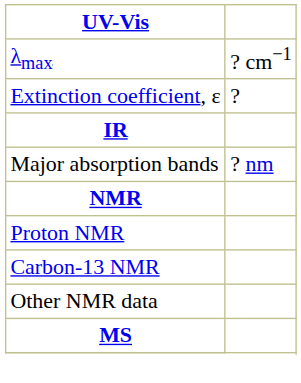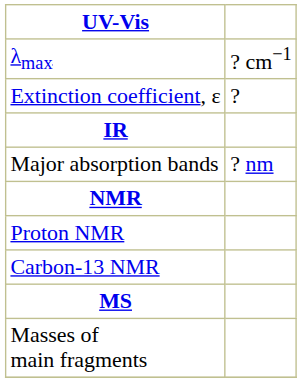- row: (84, 301)
+ row: (79, 348)
